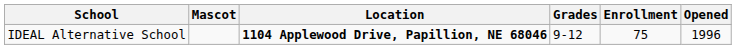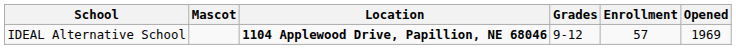(641, 35) 75 -> (641, 35) 57
(706, 35) 1996 -> (706, 35) 1969
